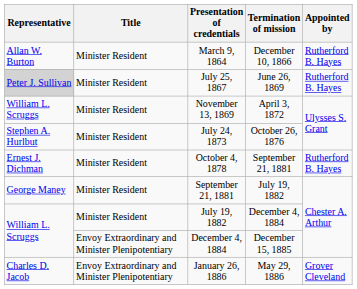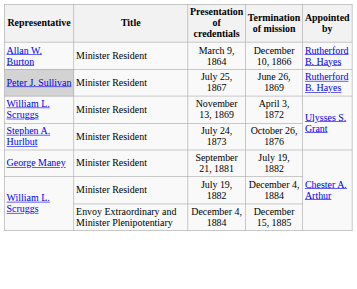- row: (217, 163)
- row: (217, 271)
